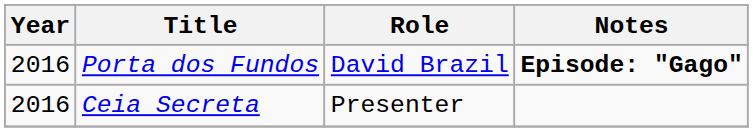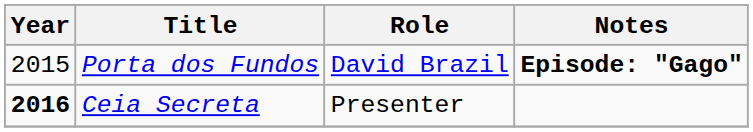(40, 65) 2016 -> (40, 65) 2015
(40, 106) normal -> (40, 106) bold
